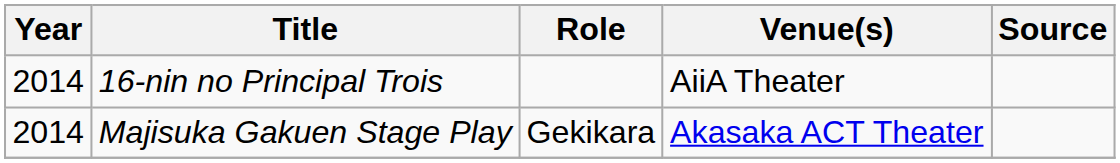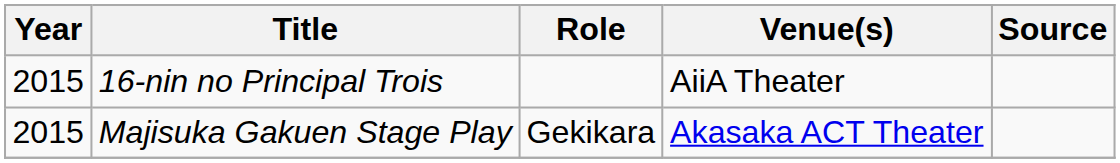(48, 81) 2014 -> (48, 81) 2015
(48, 132) 2014 -> (48, 132) 2015
